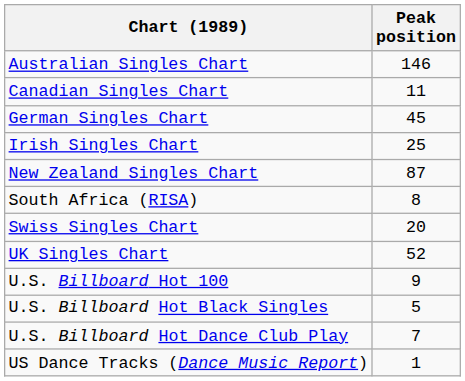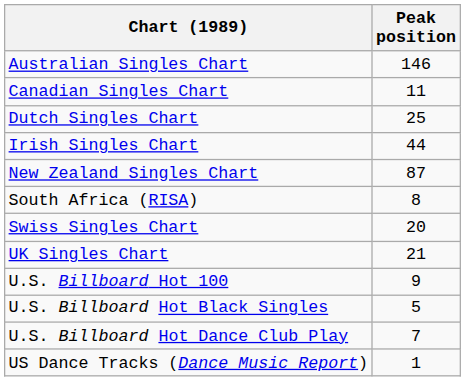+ row: (103, 119)
- row: (108, 119)
(416, 146) 25 -> (416, 146) 44
(416, 254) 52 -> (416, 254) 21
